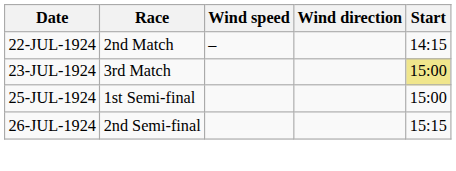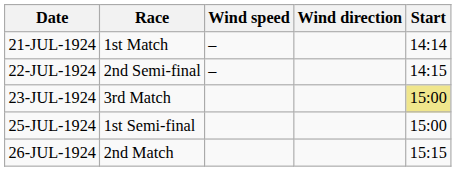+ row: (52, 45)
(139, 45) 2nd Match -> (152, 71) 2nd Semi-final
(152, 125) 2nd Semi-final -> (139, 152) 2nd Match
